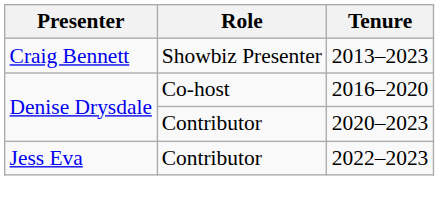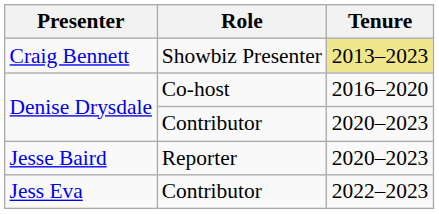(380, 55) no background -> (380, 55) khaki background
+ row: (58, 157)
